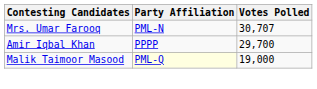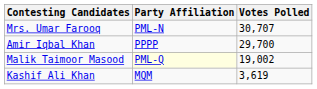(257, 60) 19,000 -> (257, 60) 19,002
+ row: (51, 76)
